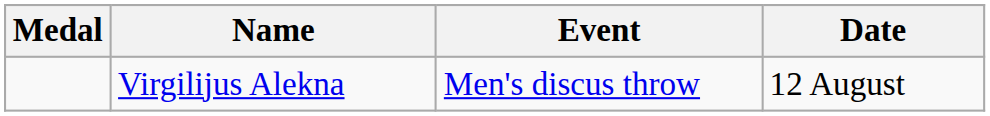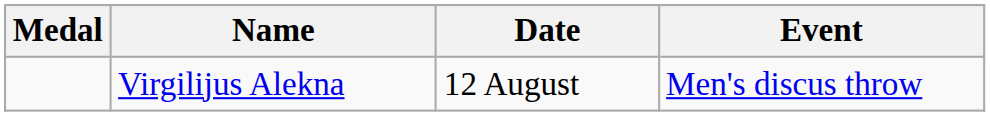columns swapped: (599, 30) <-> (873, 30)
